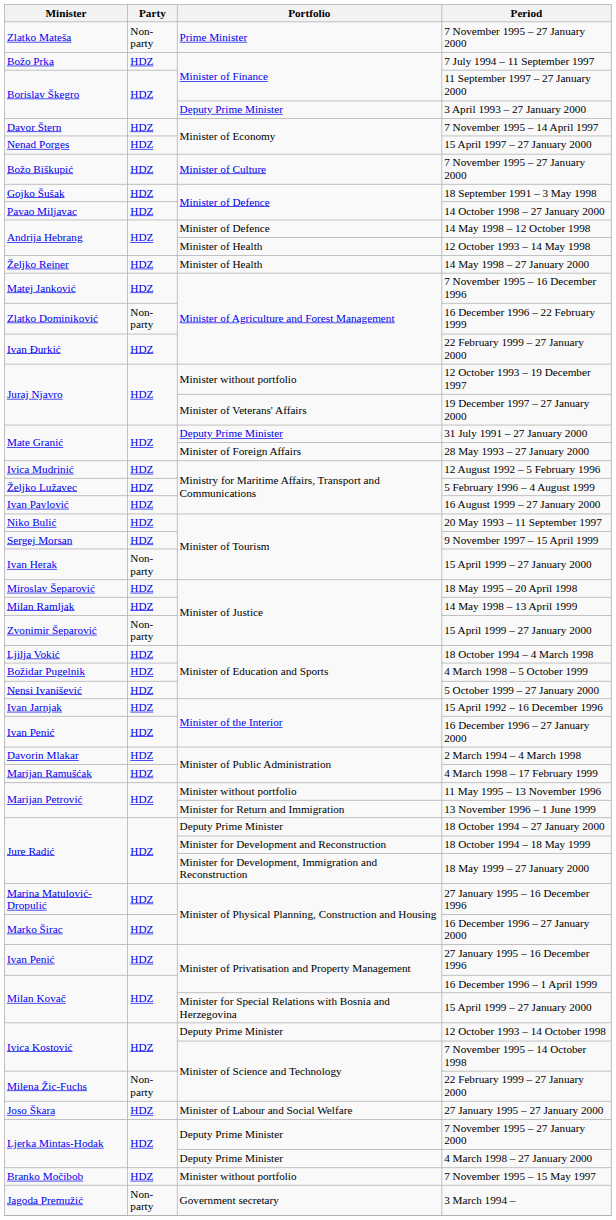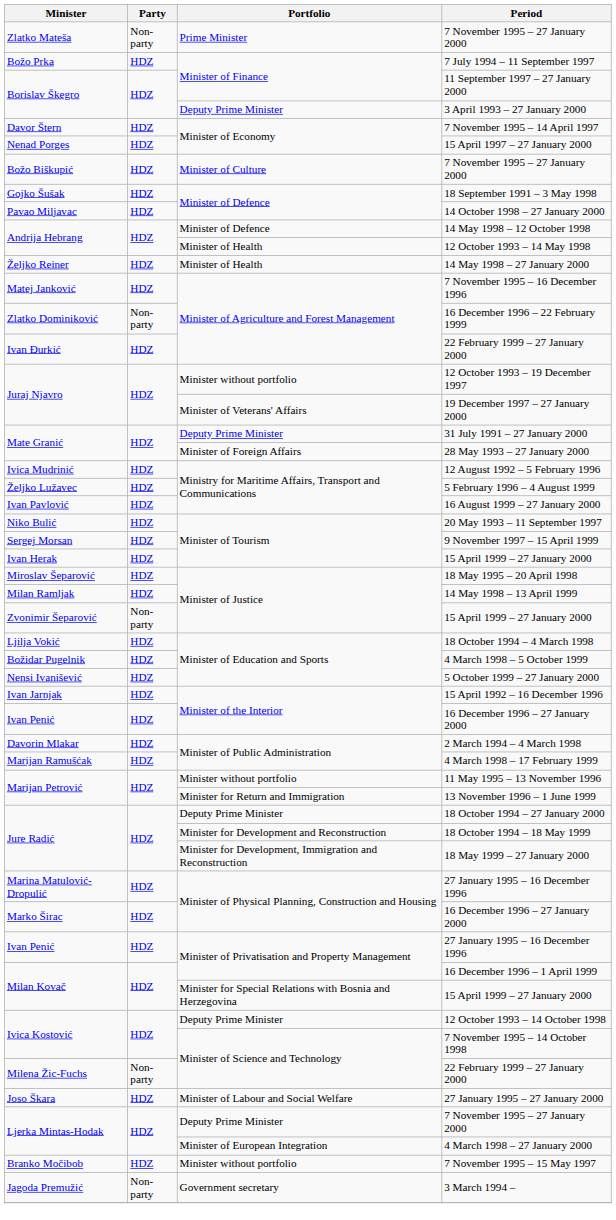(142, 564) Non-party -> (142, 558) HDZ
(231, 1158) Deputy Prime Minister -> (253, 1146) Minister of European Integration
